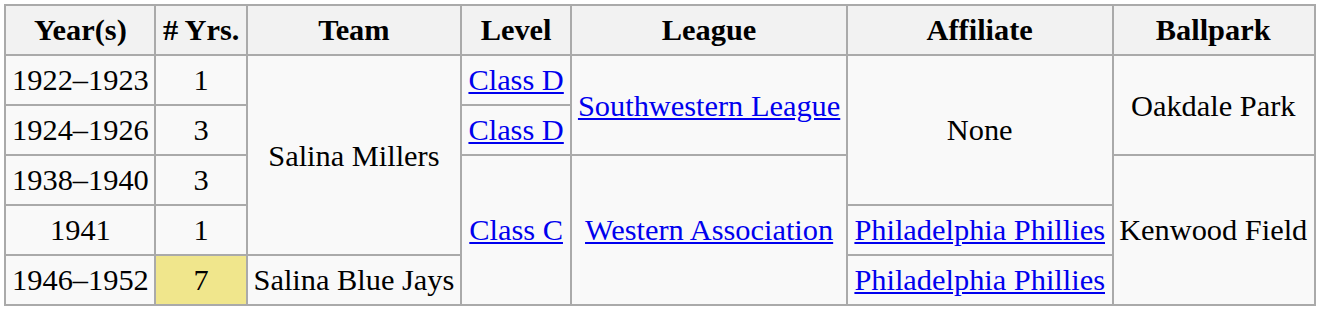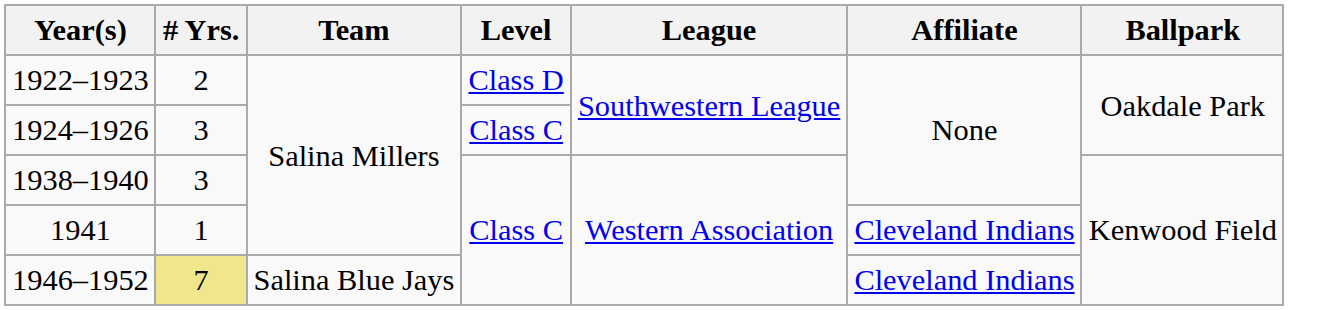(201, 79) 1 -> (201, 79) 2
(516, 130) Class D -> (516, 130) Class C
(980, 230) Philadelphia Phillies -> (964, 230) Cleveland Indians
(980, 280) Philadelphia Phillies -> (964, 280) Cleveland Indians
